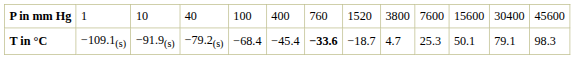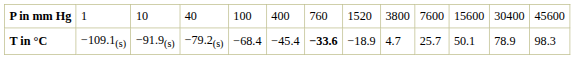(362, 41) −18.7 -> (362, 41) −18.9
(430, 41) 25.3 -> (430, 41) 25.7
(505, 41) 79.1 -> (505, 41) 78.9
